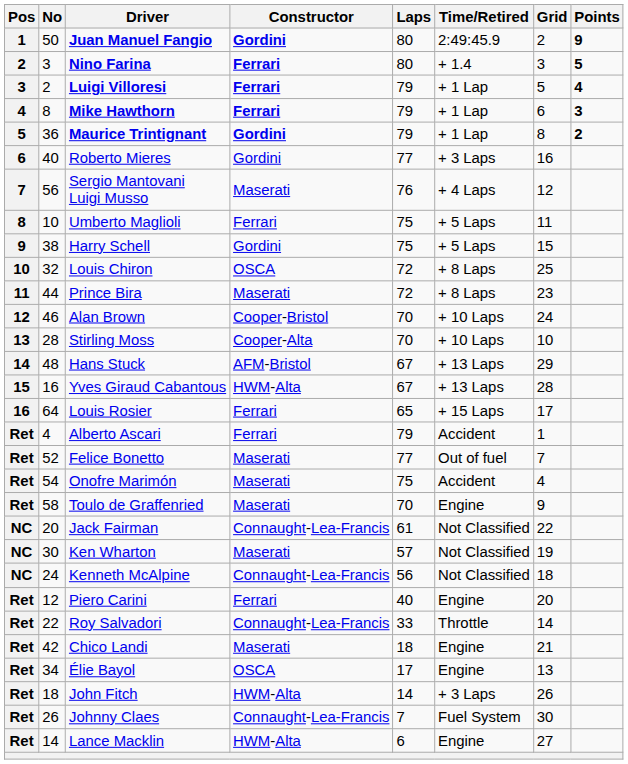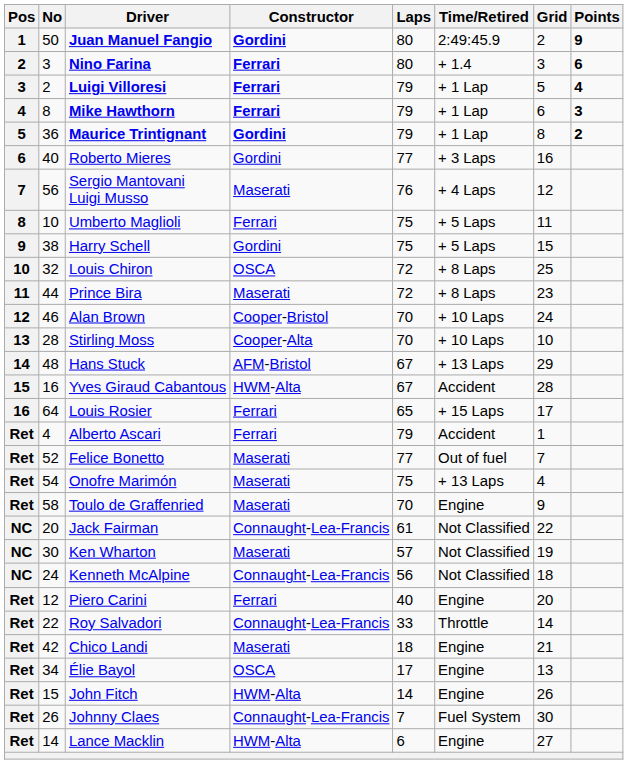(578, 64) 5 -> (578, 64) 6
(471, 387) + 13 Laps -> (467, 387) Accident
(467, 481) Accident -> (471, 481) + 13 Laps
(50, 693) 18 -> (50, 693) 15
(467, 693) + 3 Laps -> (461, 693) Engine
